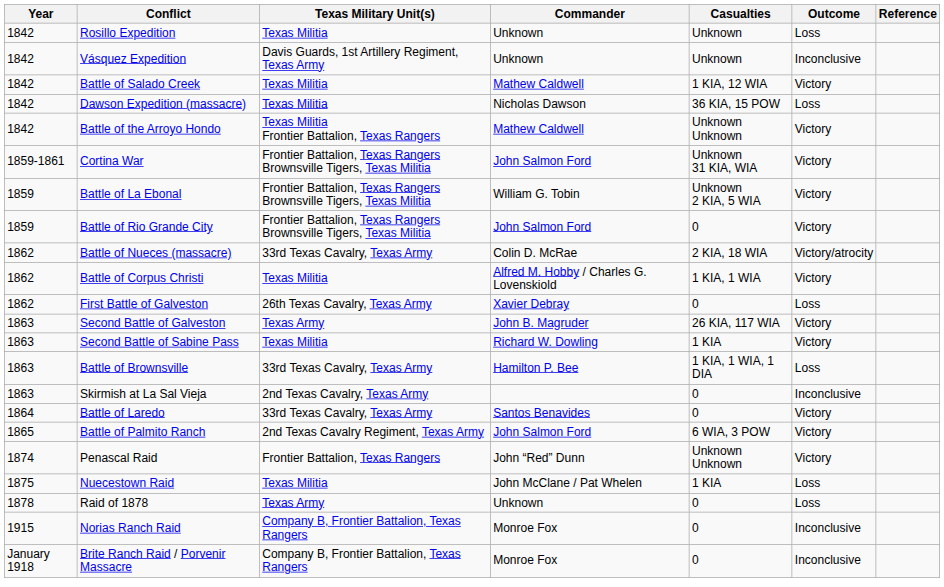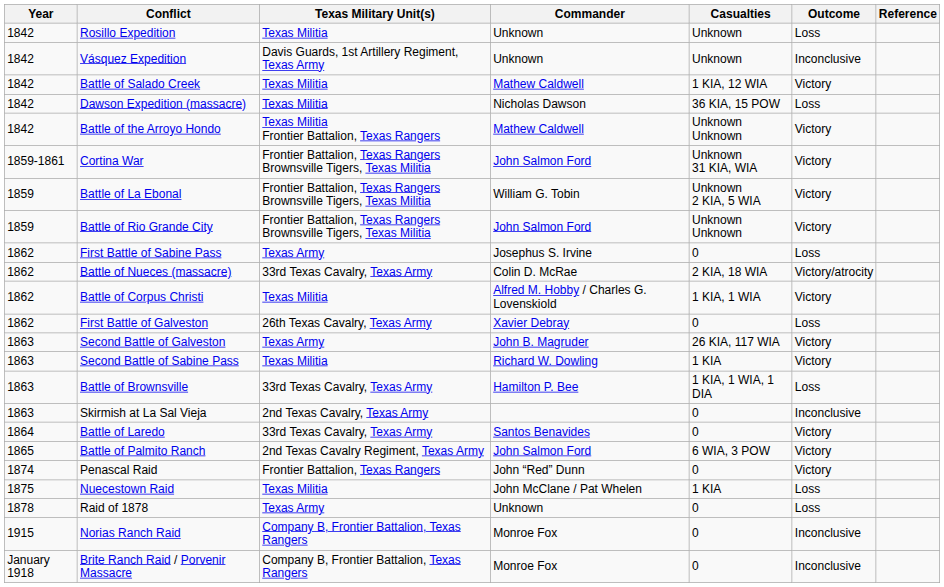(695, 227) 0 -> (717, 227) Unknown Unknown
+ row: (151, 252)
(717, 457) Unknown Unknown -> (695, 470) 0
